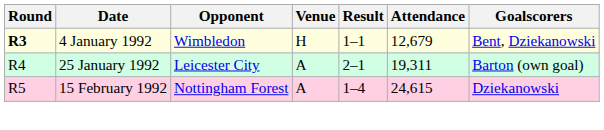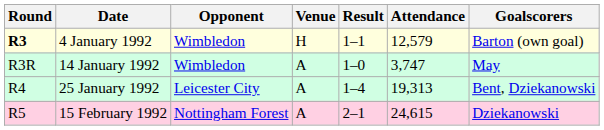(412, 40) 12,679 -> (412, 40) 12,579
(534, 40) Bent, Dziekanowski -> (528, 40) Barton (own goal)
+ row: (109, 64)
(354, 64) 2–1 -> (354, 88) 1–4
(411, 64) 19,311 -> (412, 88) 19,313
(528, 64) Barton (own goal) -> (534, 88) Bent, Dziekanowski
(354, 88) 1–4 -> (354, 112) 2–1
